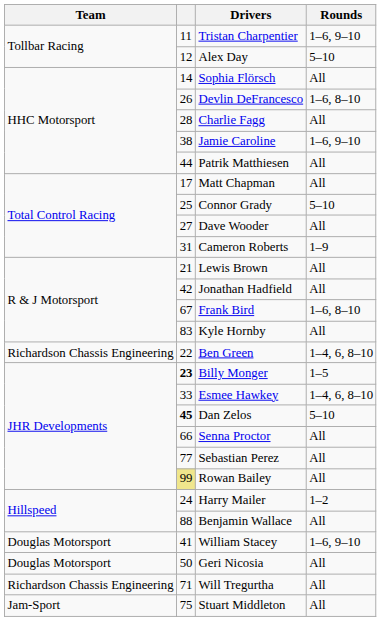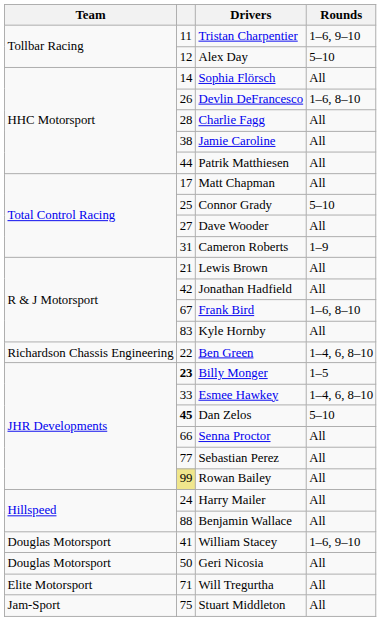(335, 141) 1–6, 9–10 -> (317, 141) All
(319, 499) 1–2 -> (317, 499) All
(91, 584) Richardson Chassis Engineering -> (50, 584) Elite Motorsport
